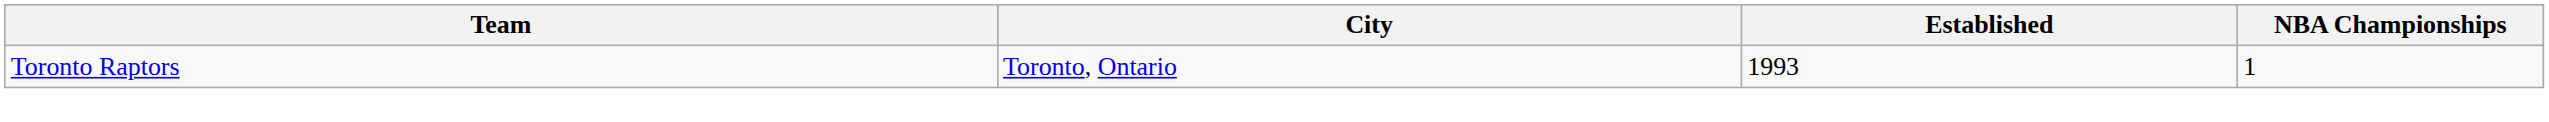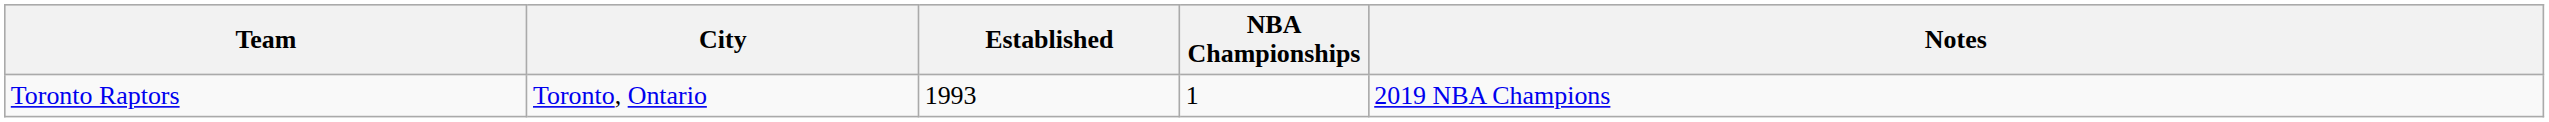+ column: (1956, 39)
